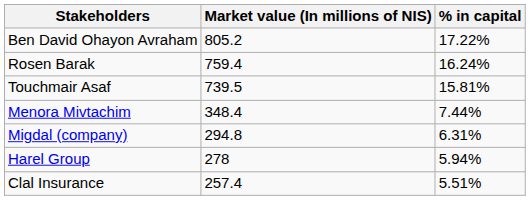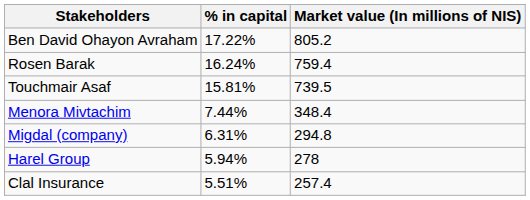columns swapped: (480, 16) <-> (318, 16)
